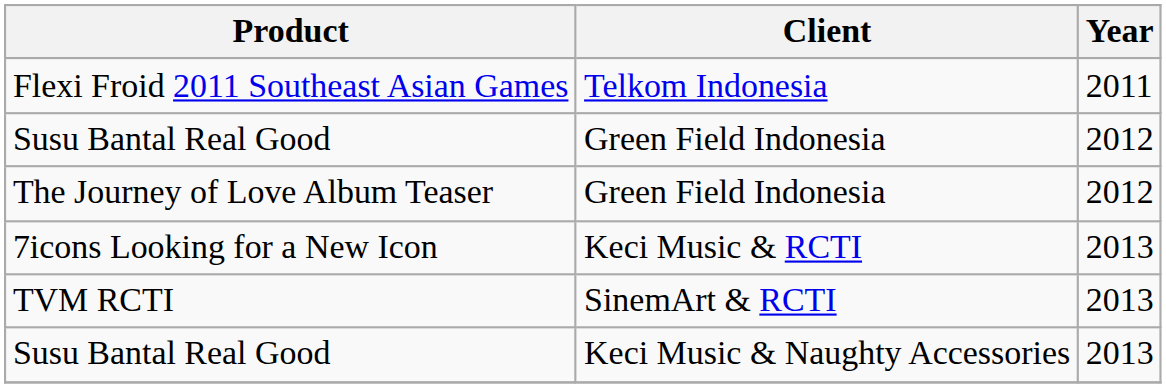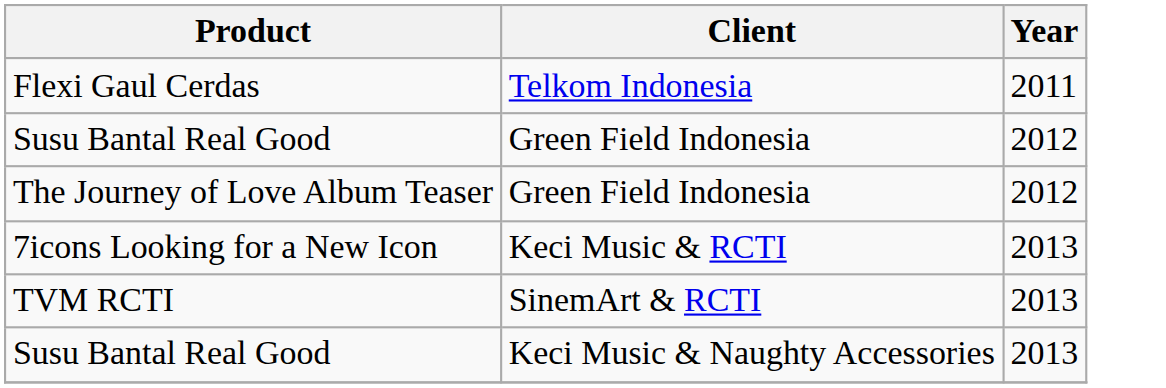+ row: (136, 85)
- row: (291, 85)
